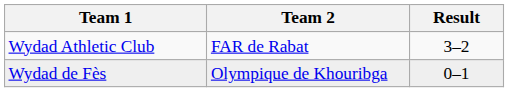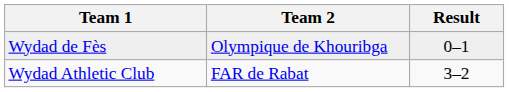rows swapped: (81, 45) <-> (57, 73)
